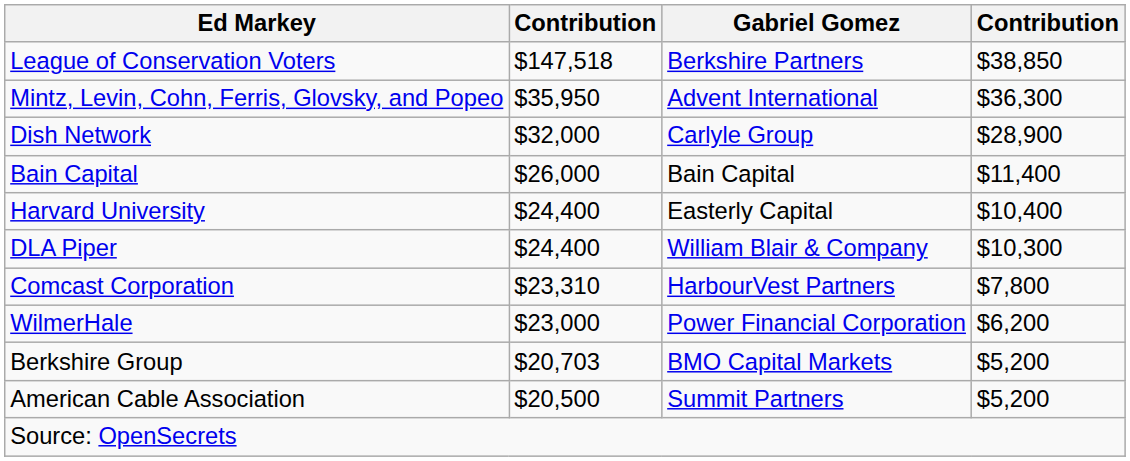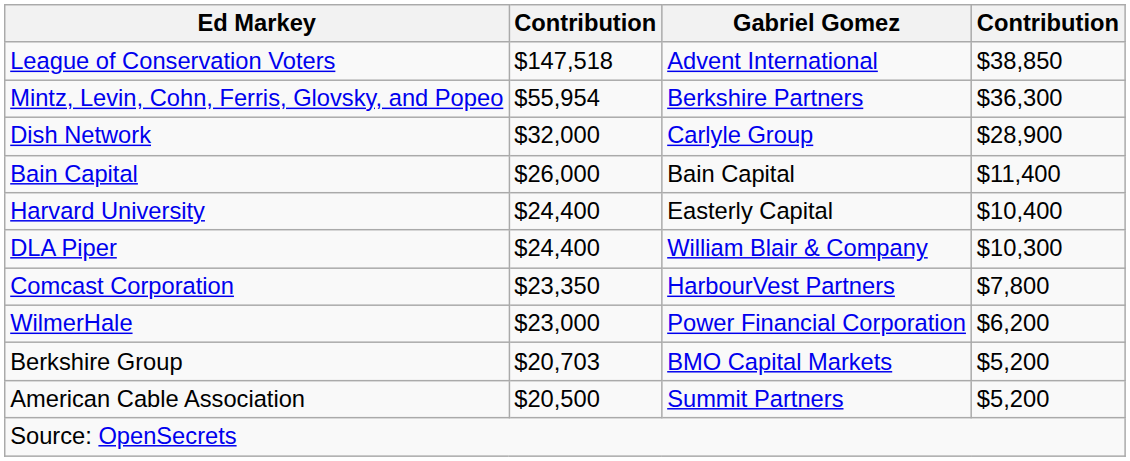(765, 60) Berkshire Partners -> (773, 60) Advent International
(557, 98) $35,950 -> (557, 98) $55,954
(773, 98) Advent International -> (765, 98) Berkshire Partners
(557, 286) $23,310 -> (557, 286) $23,350
